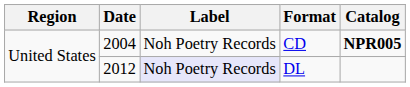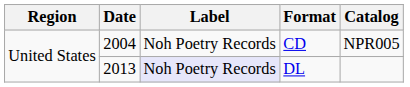(372, 43) bold -> (372, 43) normal
(120, 69) 2012 -> (120, 69) 2013
